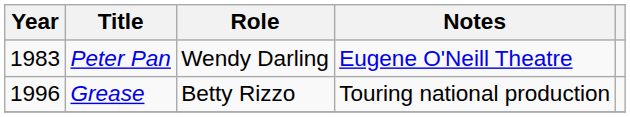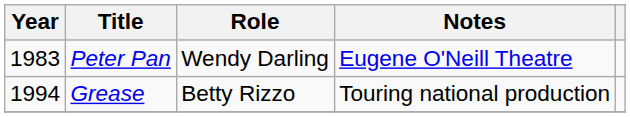(35, 93) 1996 -> (35, 93) 1994
